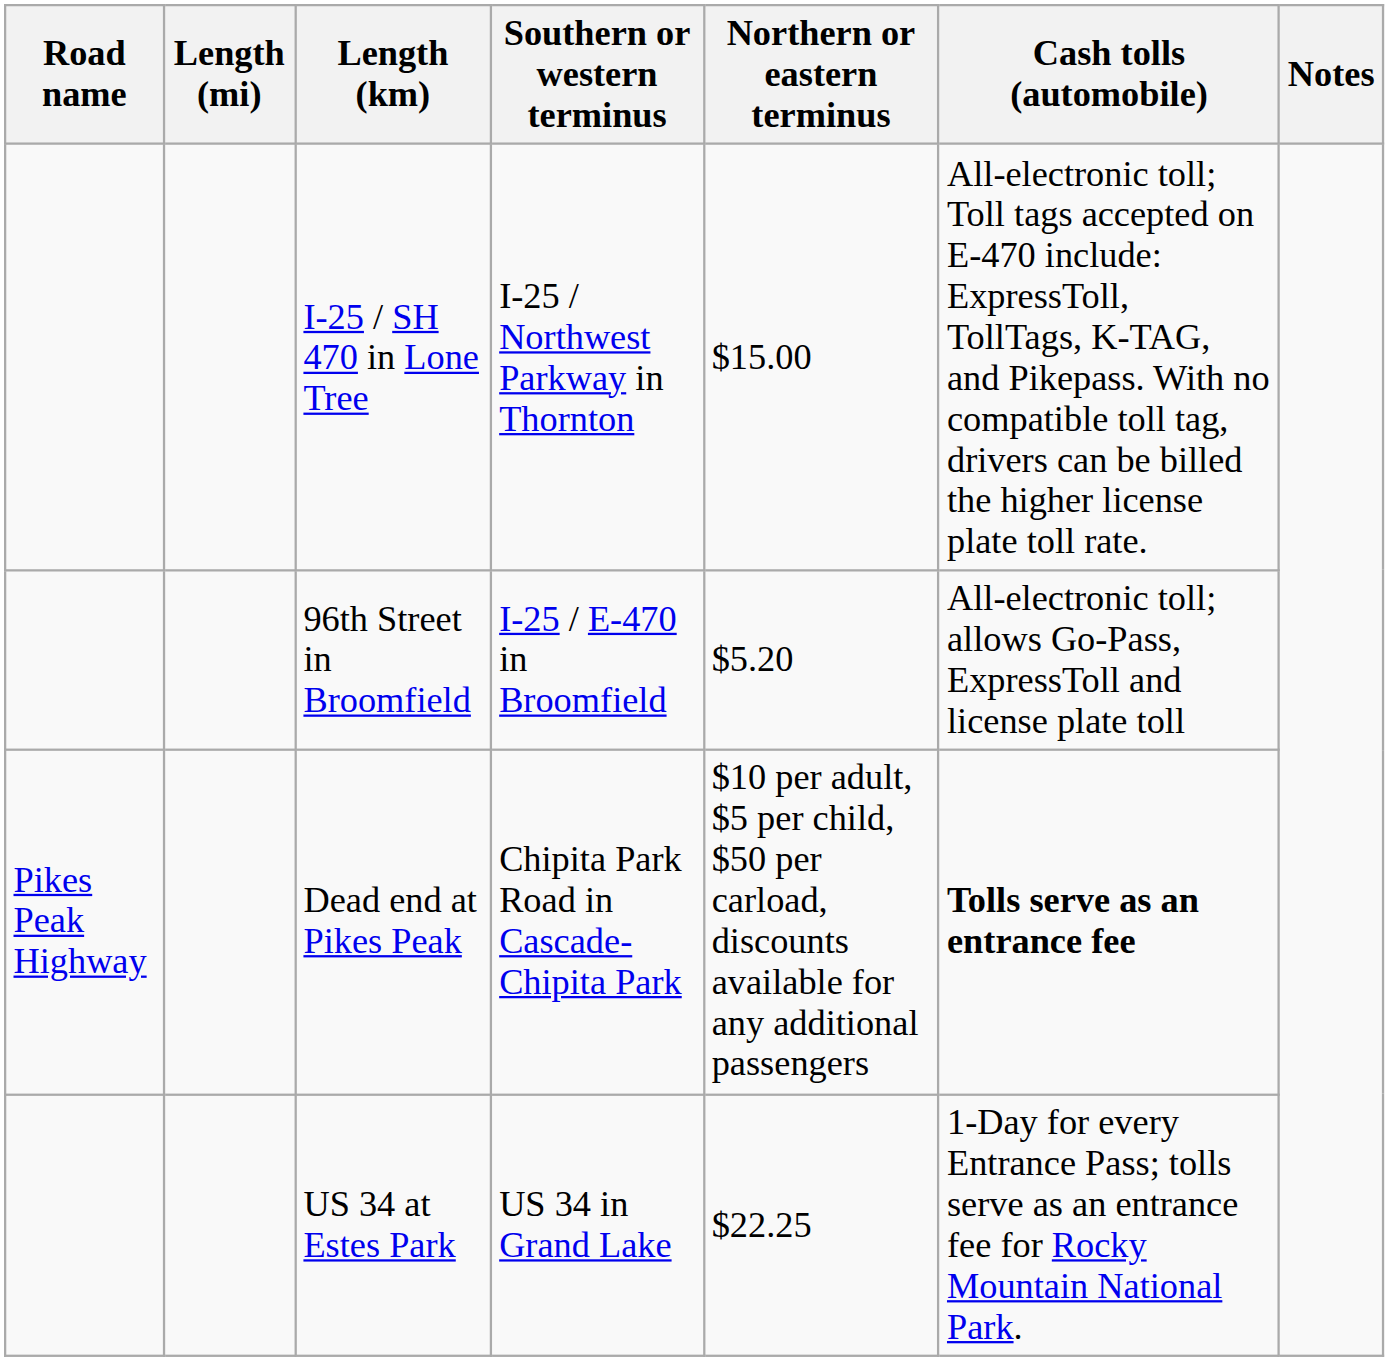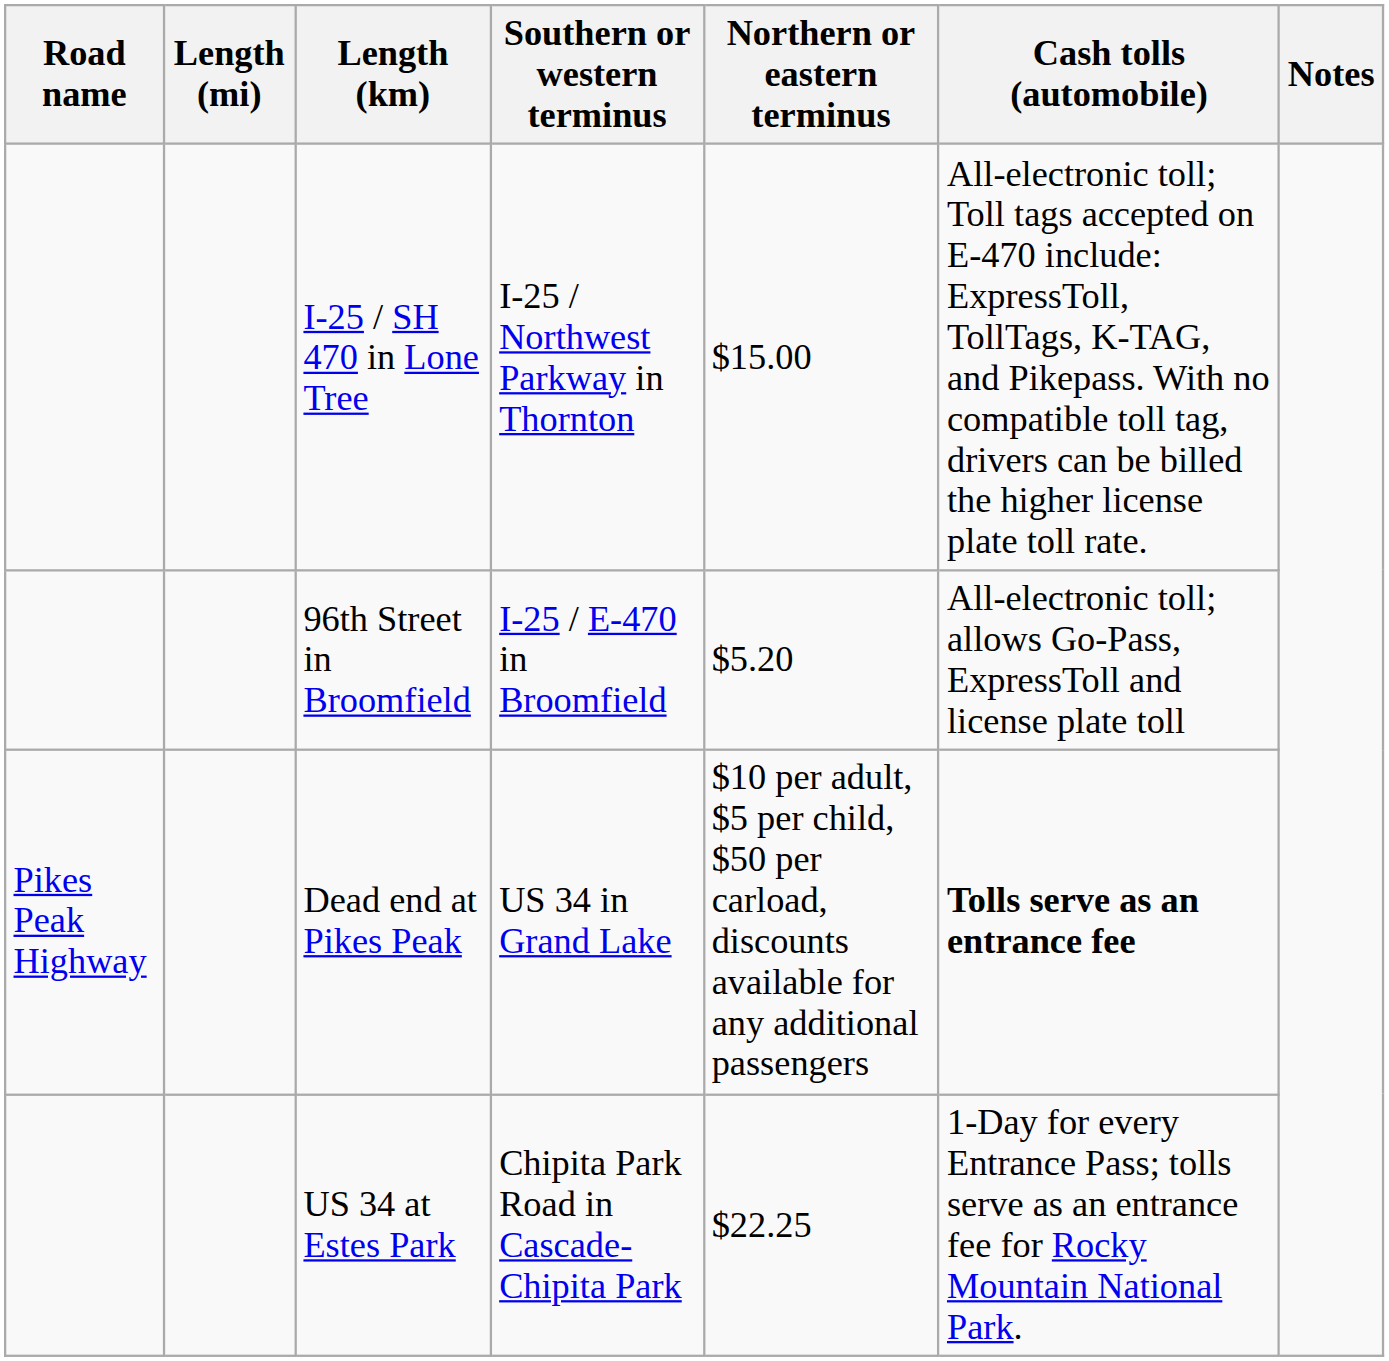(590, 921) Chipita Park Road in Cascade-Chipita Park -> (585, 921) US 34 in Grand Lake
(585, 1223) US 34 in Grand Lake -> (590, 1223) Chipita Park Road in Cascade-Chipita Park
